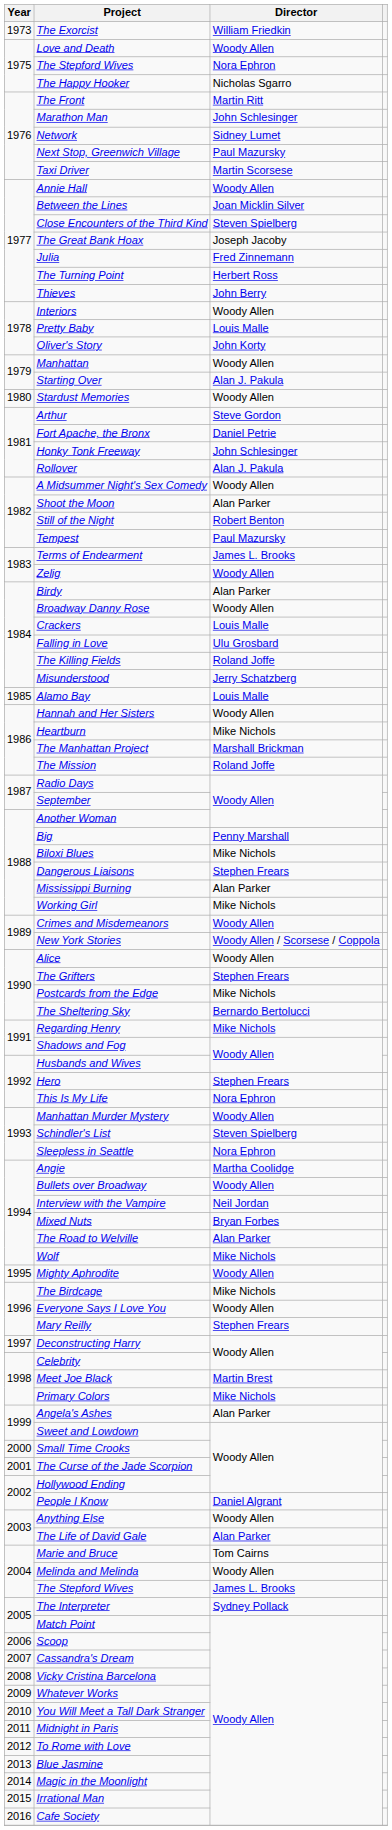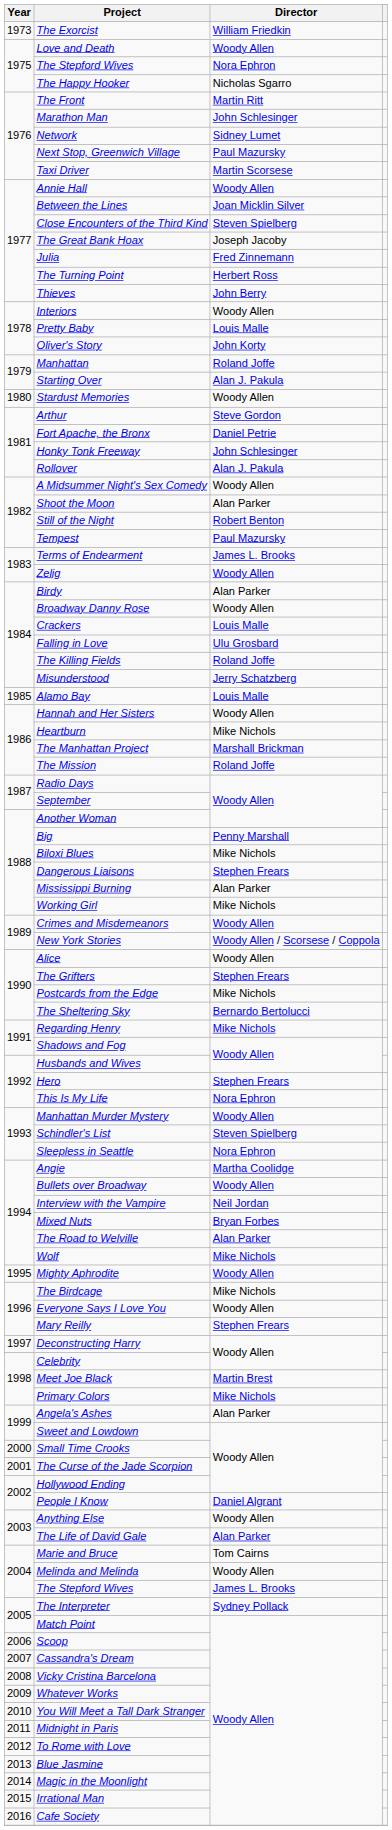(243, 363) Woody Allen -> (244, 363) Roland Joffe
